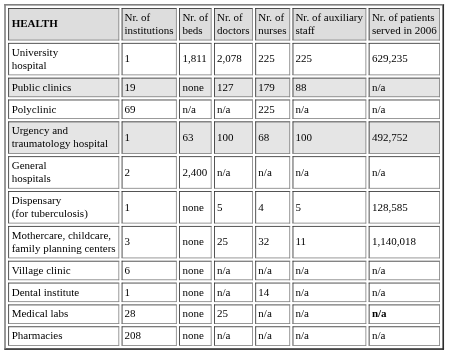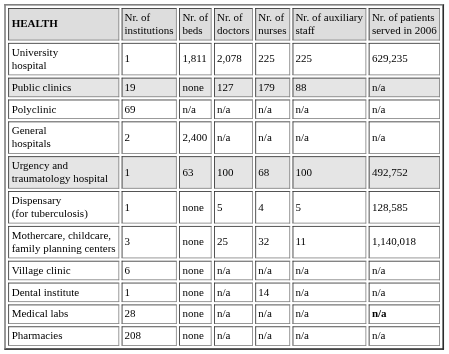(267, 109) 225 -> (265, 109) n/a
rows swapped: (60, 137) <-> (31, 172)
(223, 314) 25 -> (224, 314) n/a
